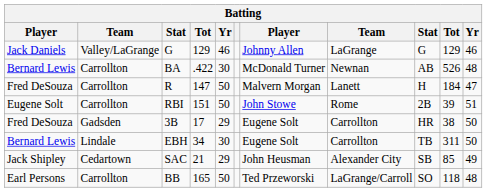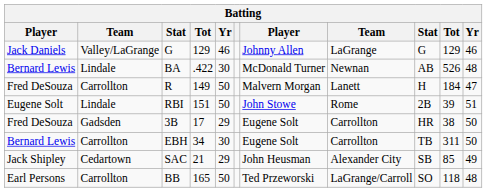(104, 68) Carrollton -> (98, 68) Lindale
(201, 86) 147 -> (201, 86) 149
(104, 104) Carrollton -> (98, 104) Lindale
(98, 141) Lindale -> (104, 141) Carrollton
